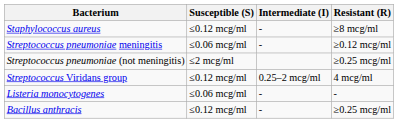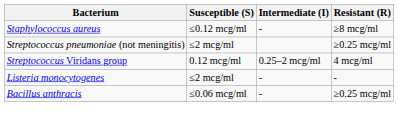- row: (84, 45)
(218, 77) ≤0.12 mcg/ml -> (215, 61) 0.12 mcg/ml
(218, 93) ≤0.06 mcg/ml -> (212, 77) ≤2 mcg/ml
(218, 110) ≤0.12 mcg/ml -> (218, 93) ≤0.06 mcg/ml
